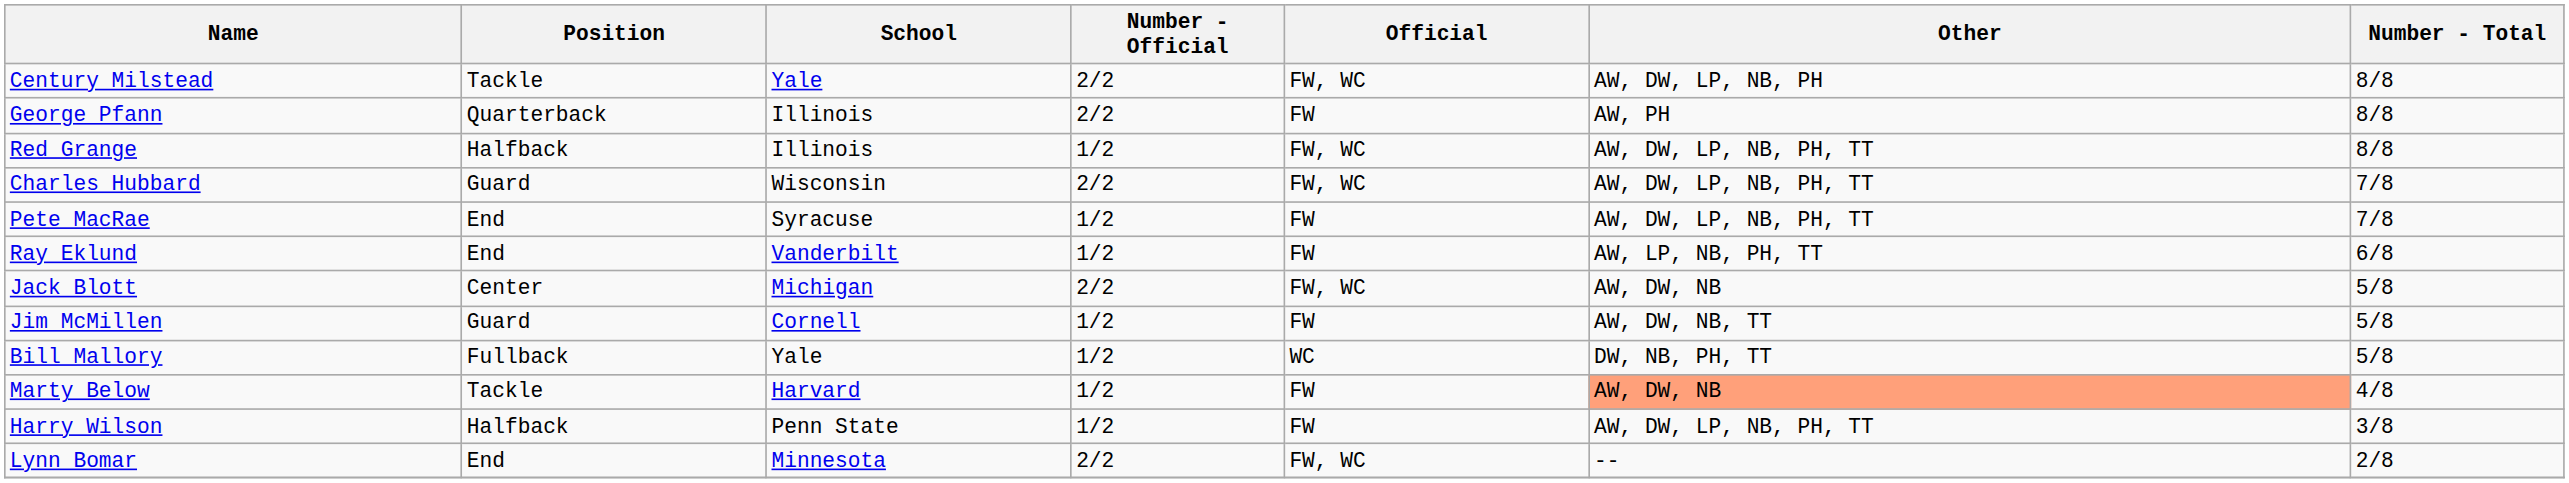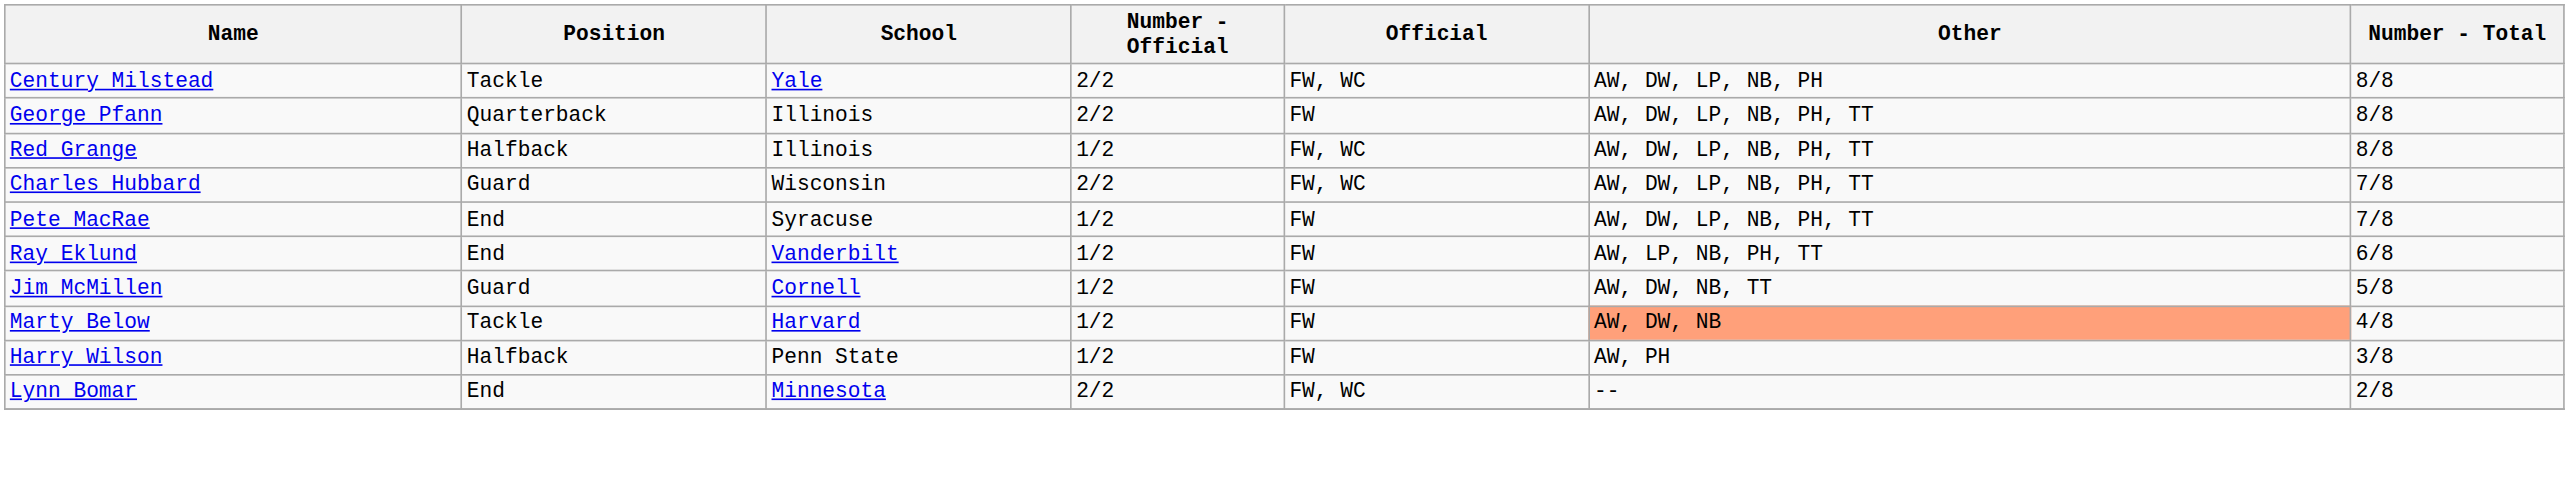(1632, 116) AW, PH -> (1734, 116) AW, DW, LP, NB, PH, TT
- row: (73, 288)
- row: (86, 357)
(1734, 426) AW, DW, LP, NB, PH, TT -> (1632, 357) AW, PH
